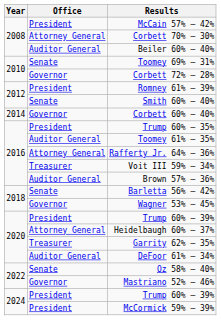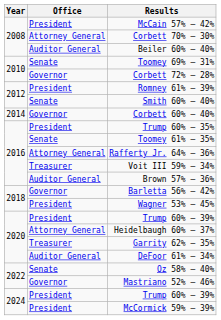(65, 140) Auditor General -> (43, 140) Senate
(43, 192) Senate -> (48, 192) Governor
(48, 205) Governor -> (51, 205) President
